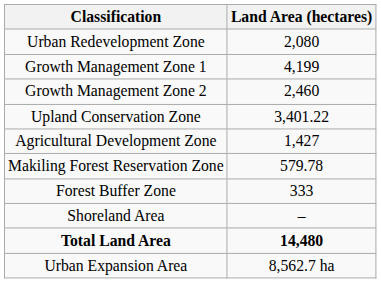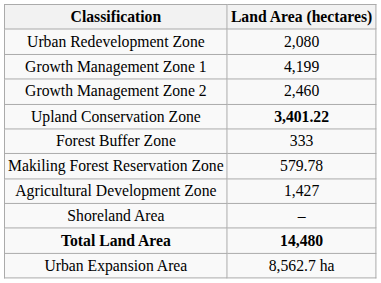(302, 116) normal -> (302, 116) bold
rows swapped: (116, 191) <-> (116, 141)
